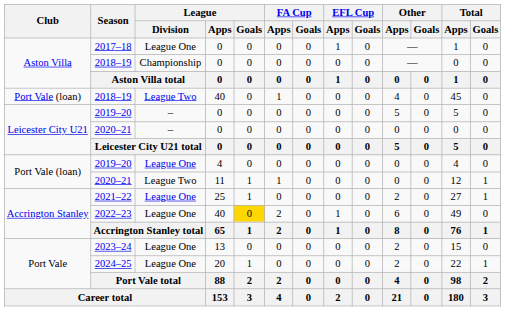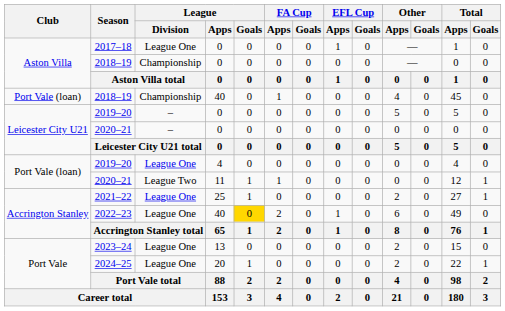(170, 96) League Two -> (170, 96) Championship
